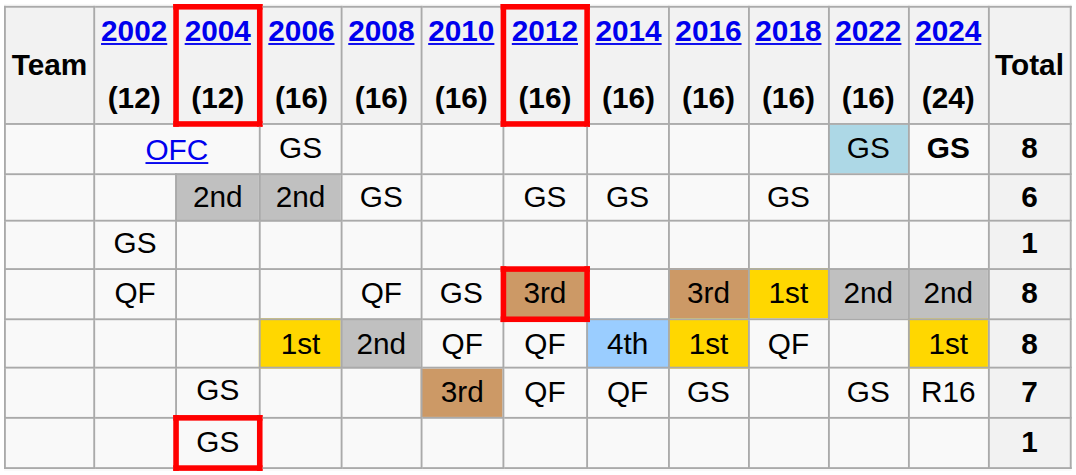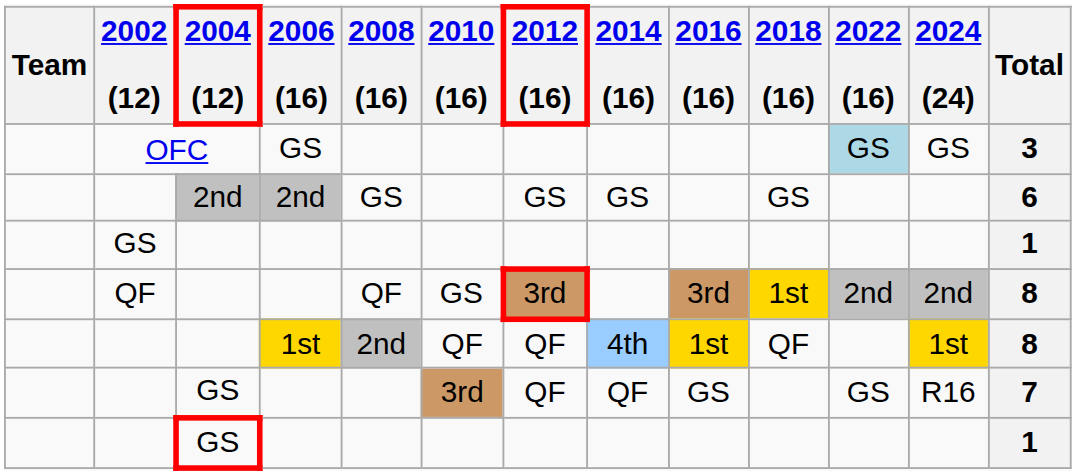(948, 148) bold -> (948, 148) normal
(1029, 148) 8 -> (1029, 148) 3
